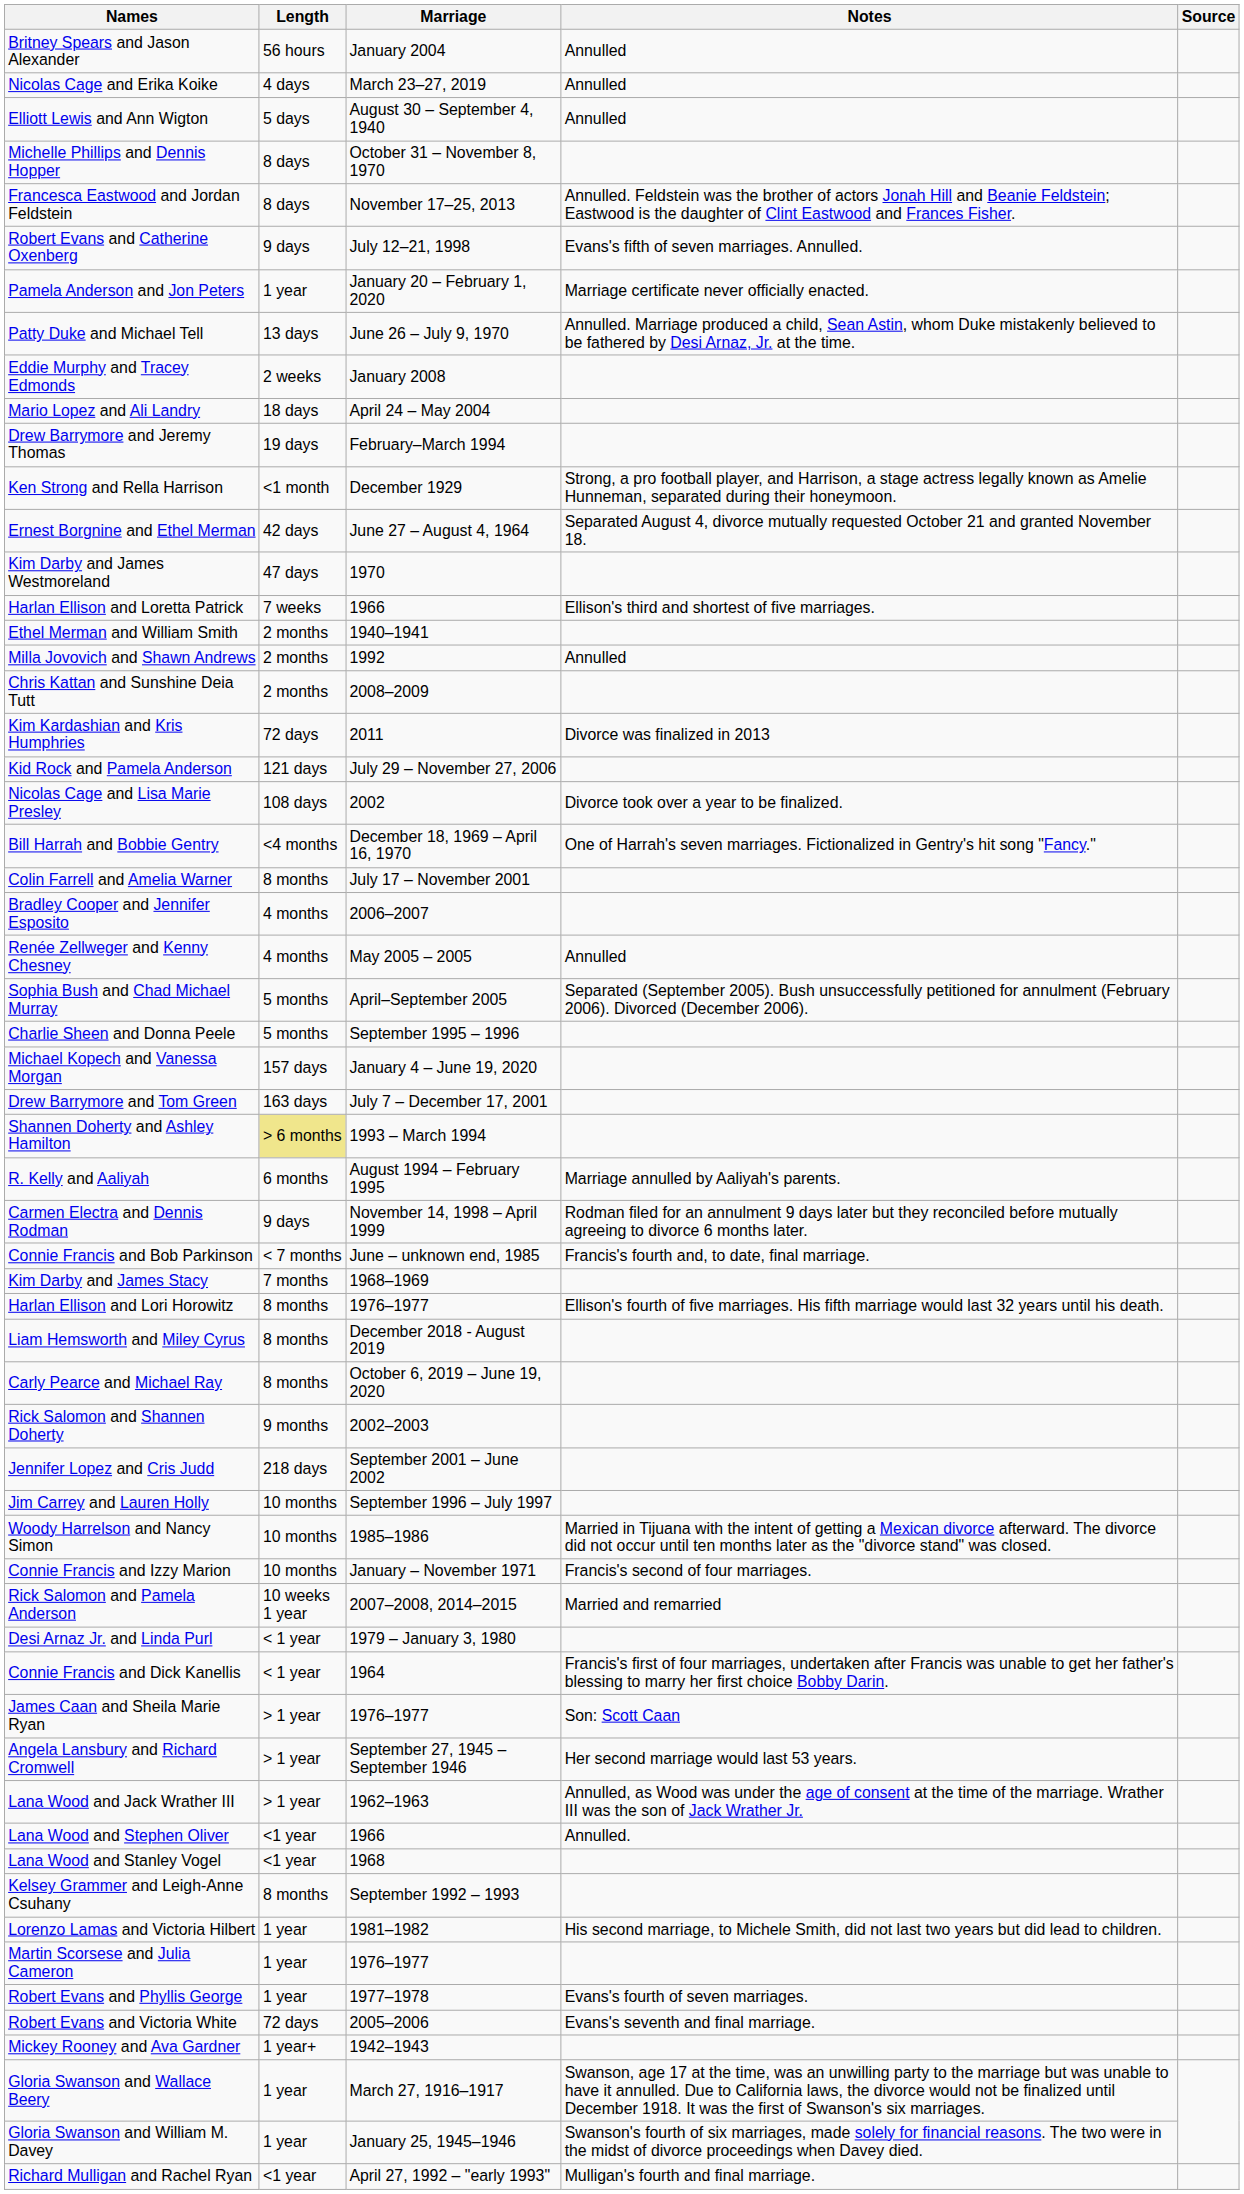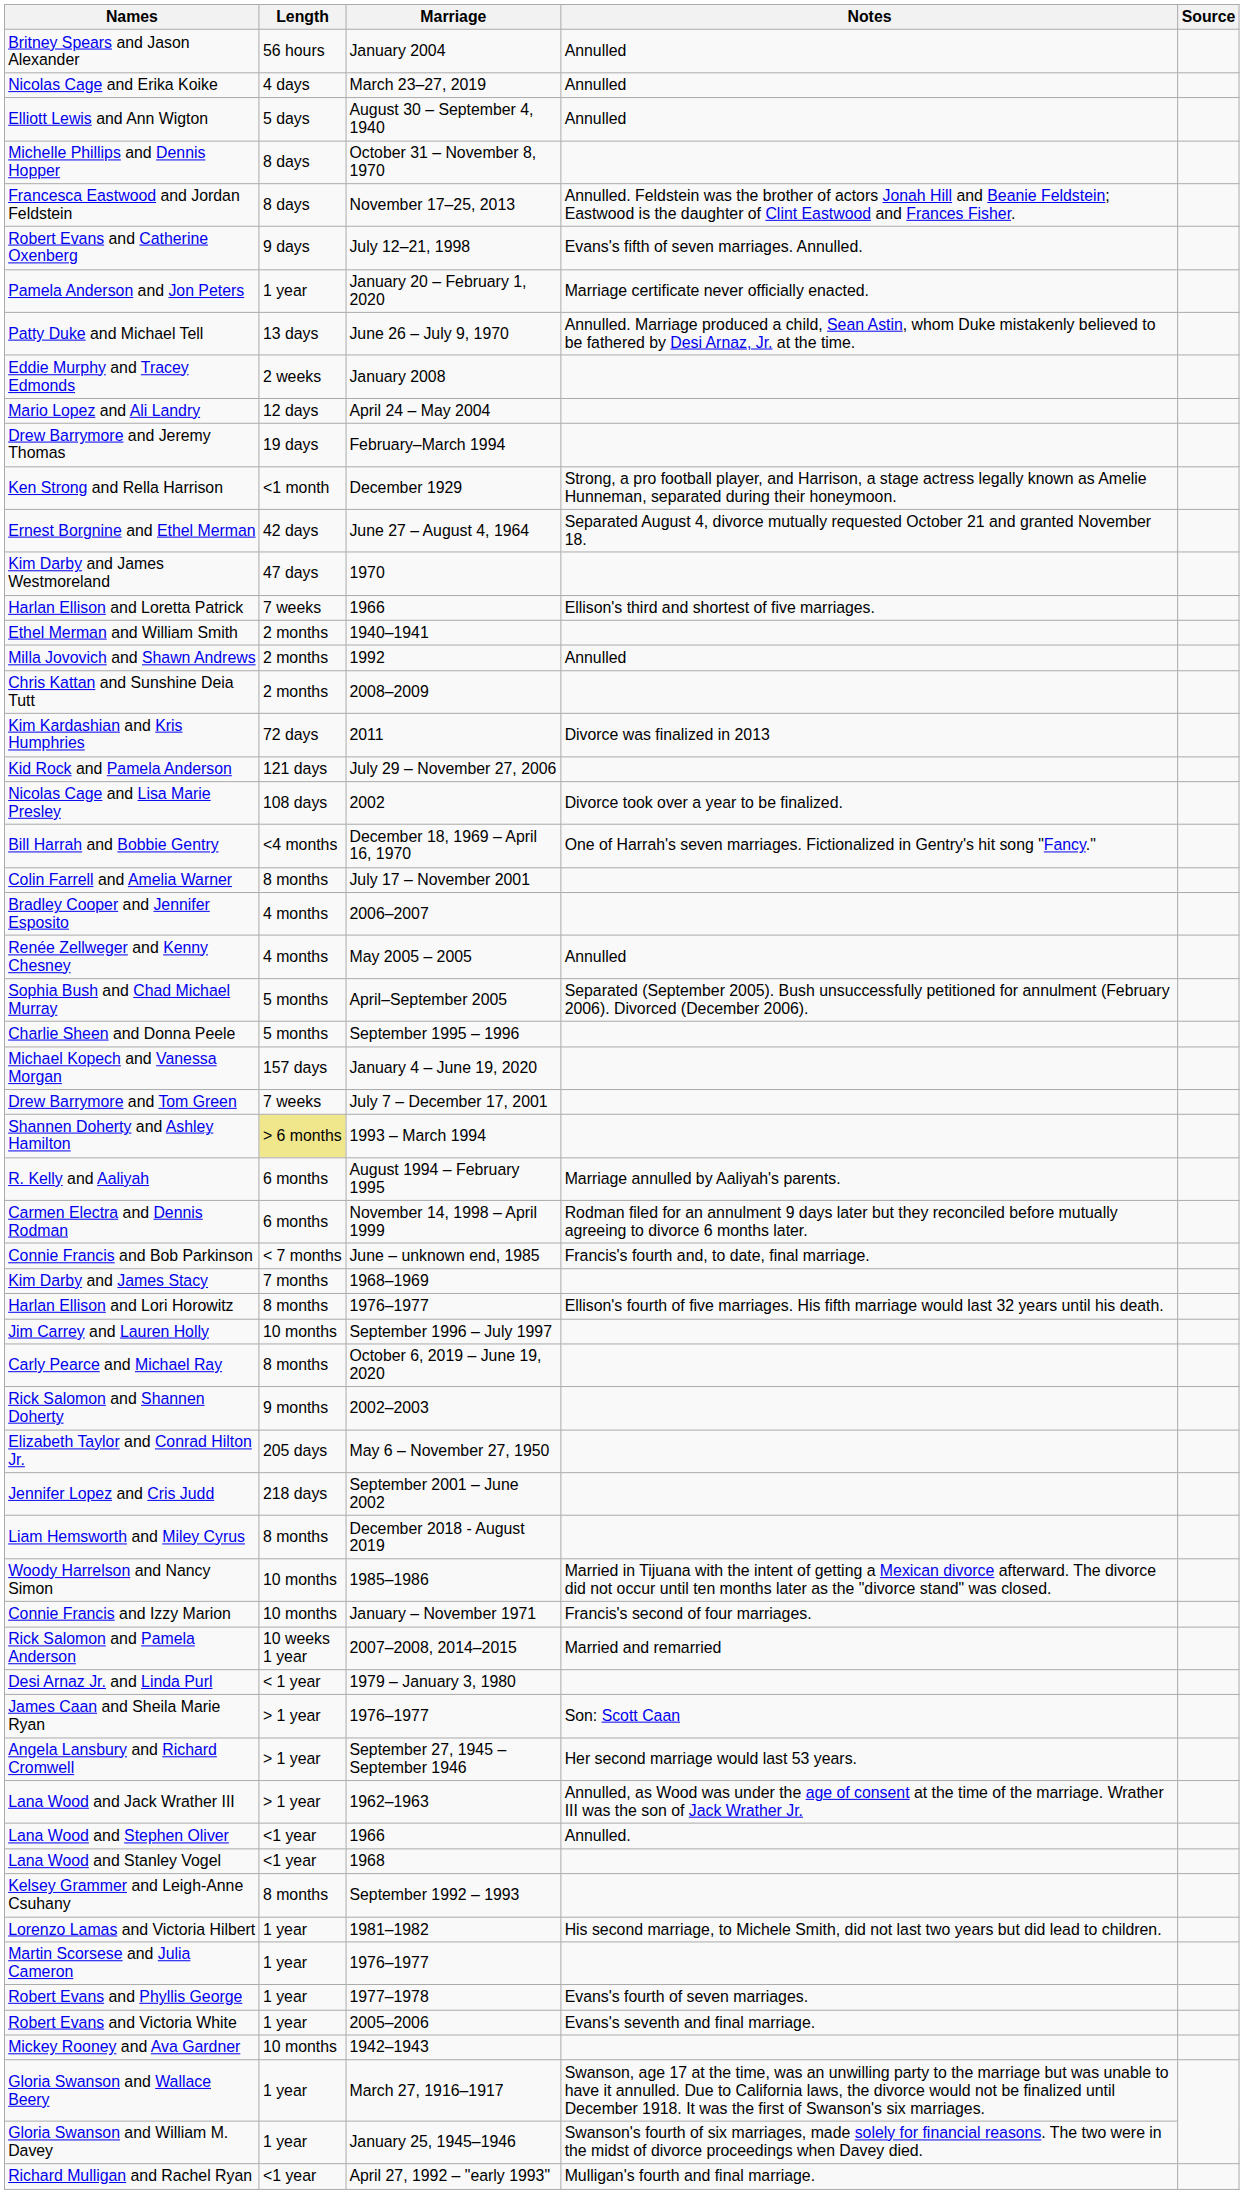(291, 410) 18 days -> (291, 410) 12 days
(295, 1101) 163 days -> (292, 1101) 7 weeks
(286, 1221) 9 days -> (296, 1221) 6 months
rows swapped: (127, 1340) <-> (109, 1503)
+ row: (130, 1451)
- row: (124, 1673)
(291, 2022) 72 days -> (285, 2022) 1 year
(290, 2047) 1 year+ -> (300, 2047) 10 months
